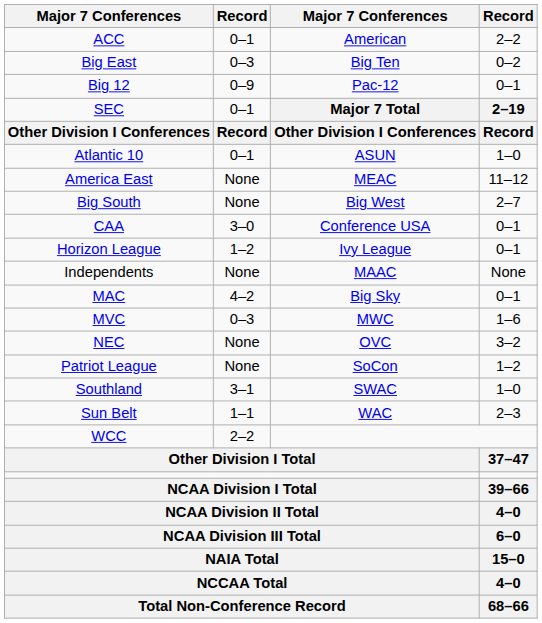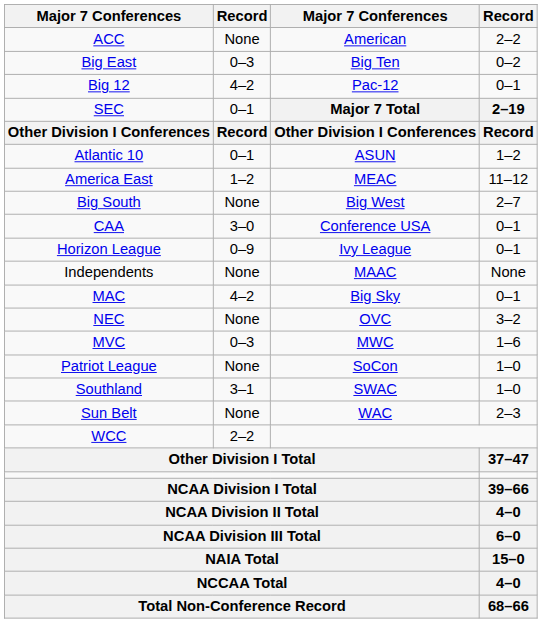(242, 39) 0–1 -> (242, 39) None
(242, 86) 0–9 -> (242, 86) 4–2
(508, 156) 1–0 -> (508, 156) 1–2
(242, 179) None -> (242, 179) 1–2
(242, 249) 1–2 -> (242, 249) 0–9
rows swapped: (109, 319) <-> (109, 343)
(508, 366) 1–2 -> (508, 366) 1–0
(242, 413) 1–1 -> (242, 413) None
